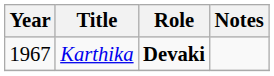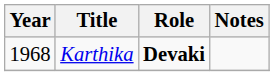(30, 53) 1967 -> (30, 53) 1968
